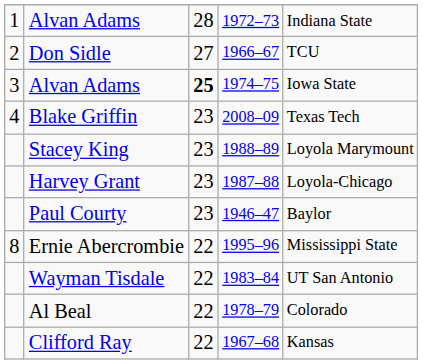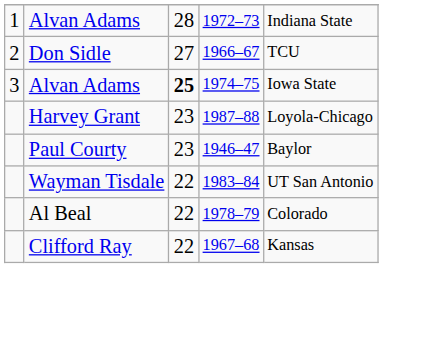- row: (83, 117)
- row: (79, 149)
- row: (106, 246)
